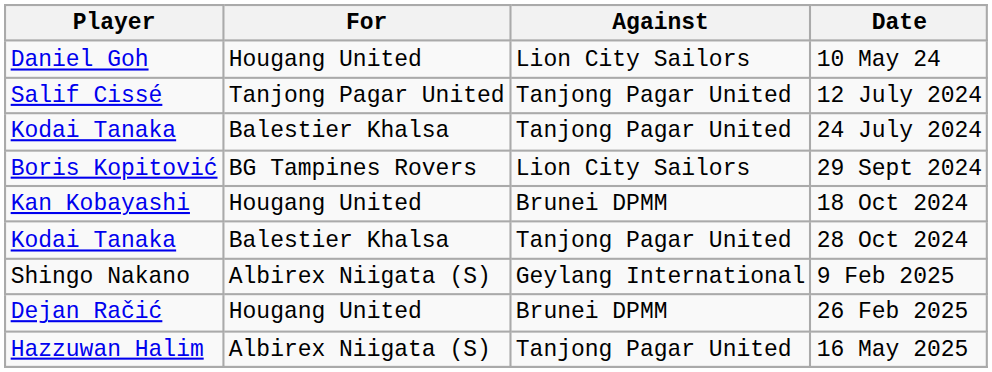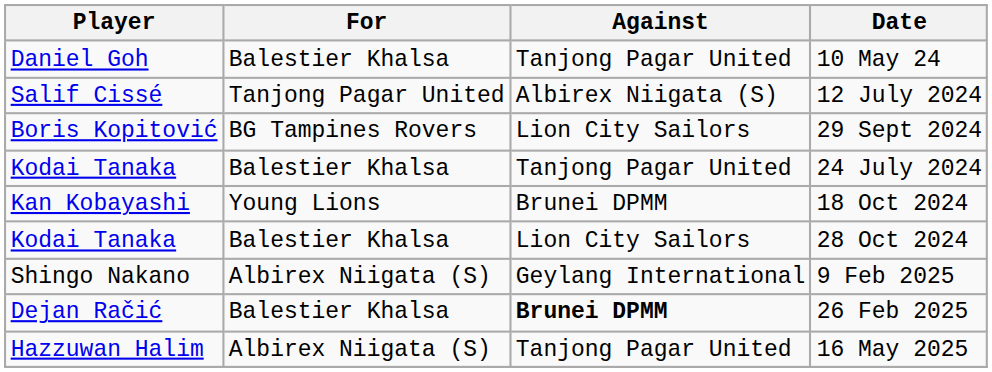(325, 59) Hougang United -> (339, 59) Balestier Khalsa
(633, 59) Lion City Sailors -> (654, 59) Tanjong Pagar United
(654, 96) Tanjong Pagar United -> (647, 96) Albirex Niigata (S)
rows swapped: (899, 132) <-> (899, 168)
(325, 204) Hougang United -> (305, 204) Young Lions
(654, 240) Tanjong Pagar United -> (633, 240) Lion City Sailors
(325, 313) Hougang United -> (339, 313) Balestier Khalsa
(592, 313) normal -> (592, 313) bold
